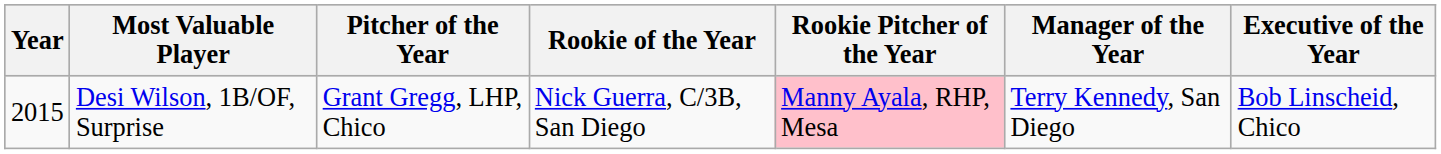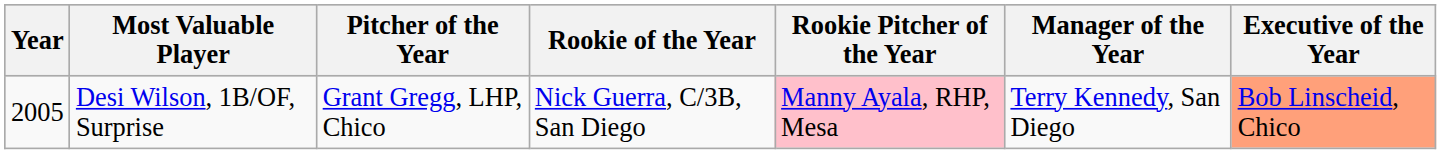(37, 111) 2015 -> (37, 111) 2005
(1318, 111) no background -> (1318, 111) lightsalmon background
